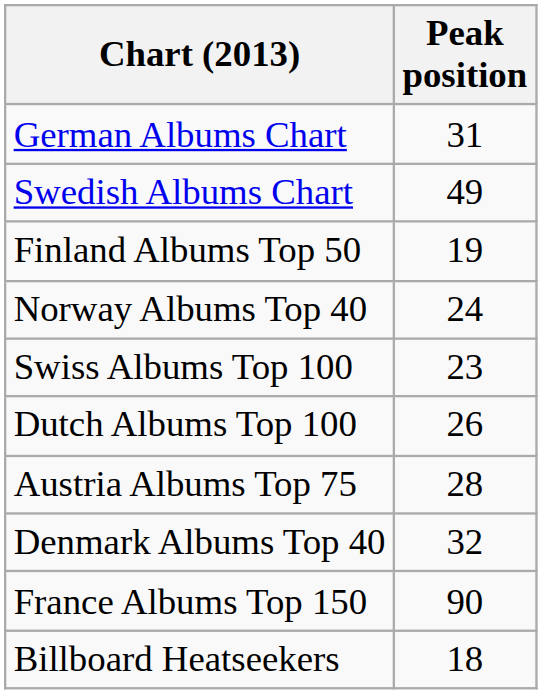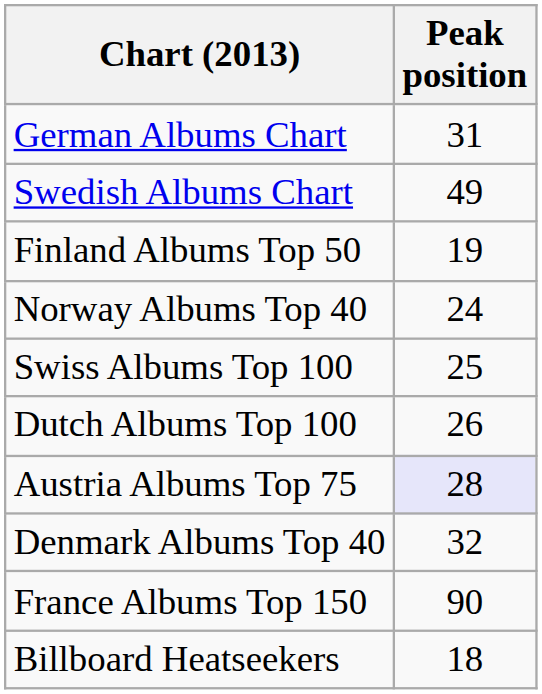(465, 366) 23 -> (465, 366) 25
(465, 483) no background -> (465, 483) lavender background
